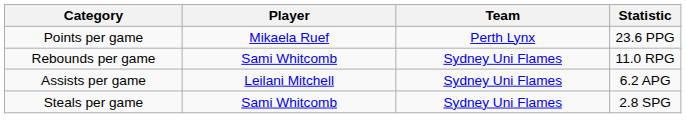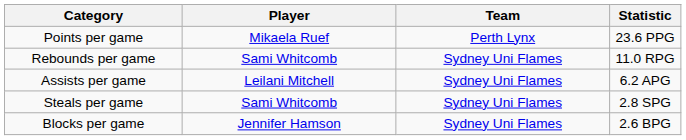+ row: (93, 124)
